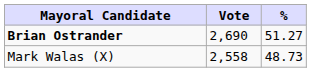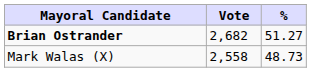(229, 36) 2,690 -> (229, 36) 2,682
